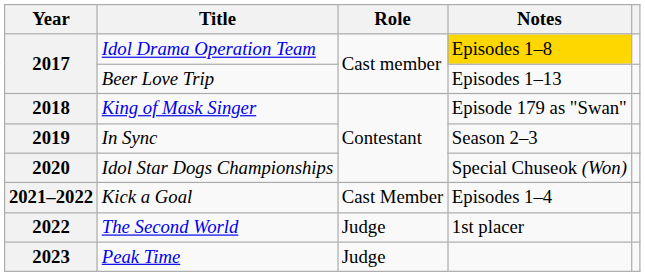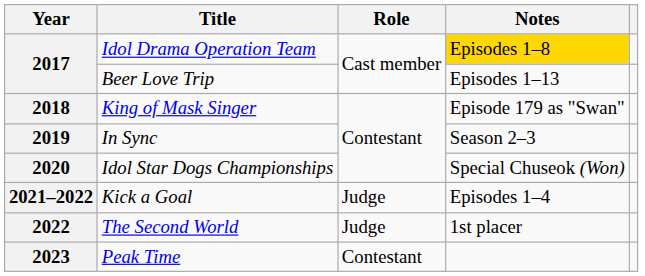(393, 197) Cast Member -> (364, 197) Judge
(364, 256) Judge -> (382, 256) Contestant
